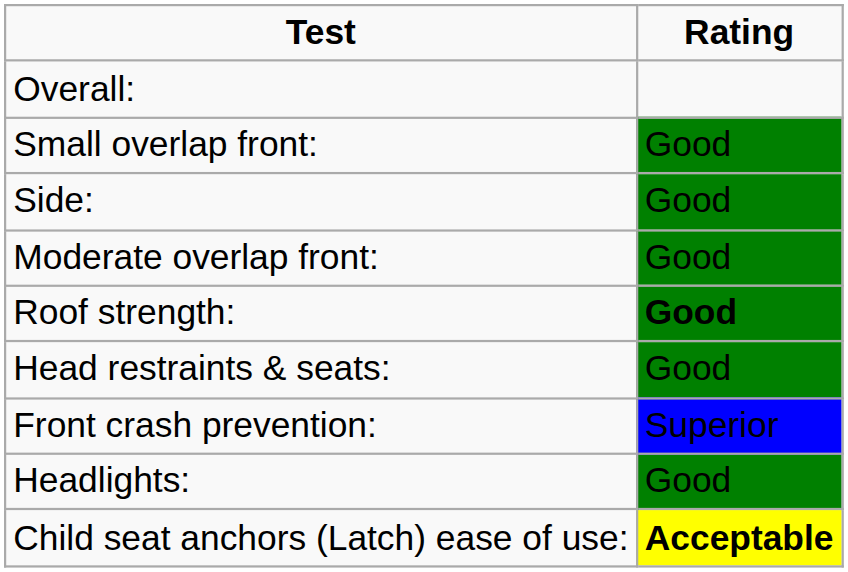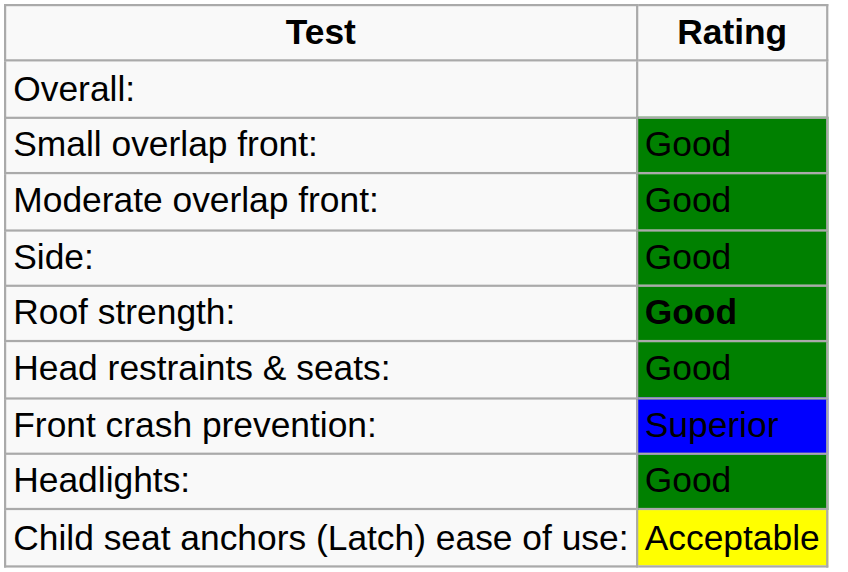rows swapped: (196, 256) <-> (54, 200)
(739, 537) bold -> (732, 537) normal
